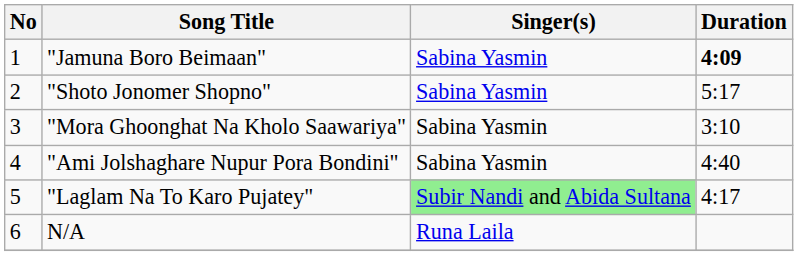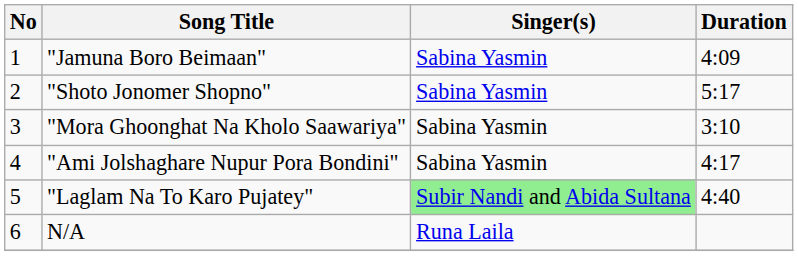(721, 57) bold -> (721, 57) normal
(721, 162) 4:40 -> (721, 162) 4:17
(721, 197) 4:17 -> (721, 197) 4:40
